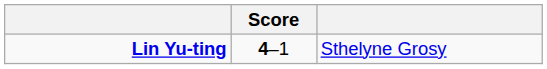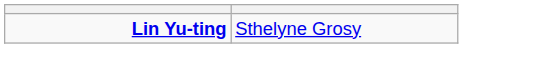- column: (274, 20)
